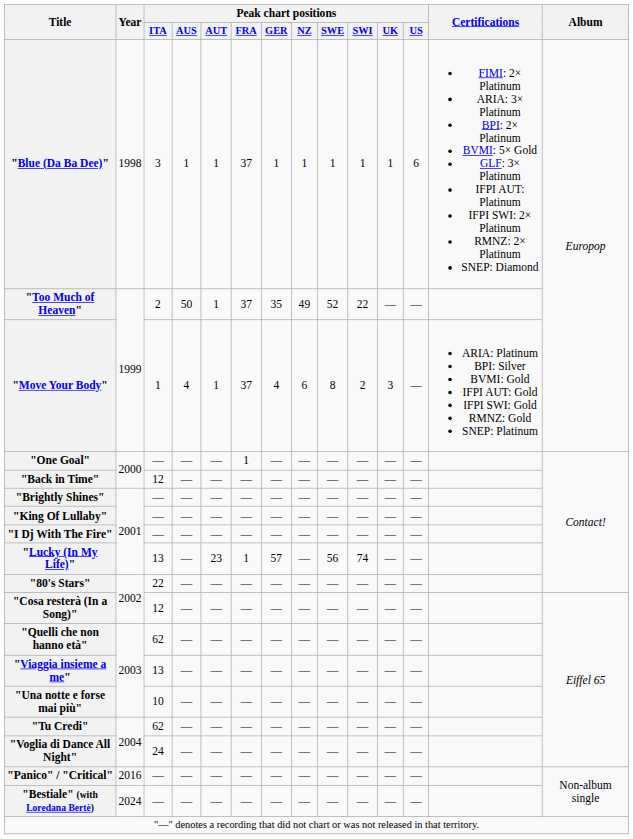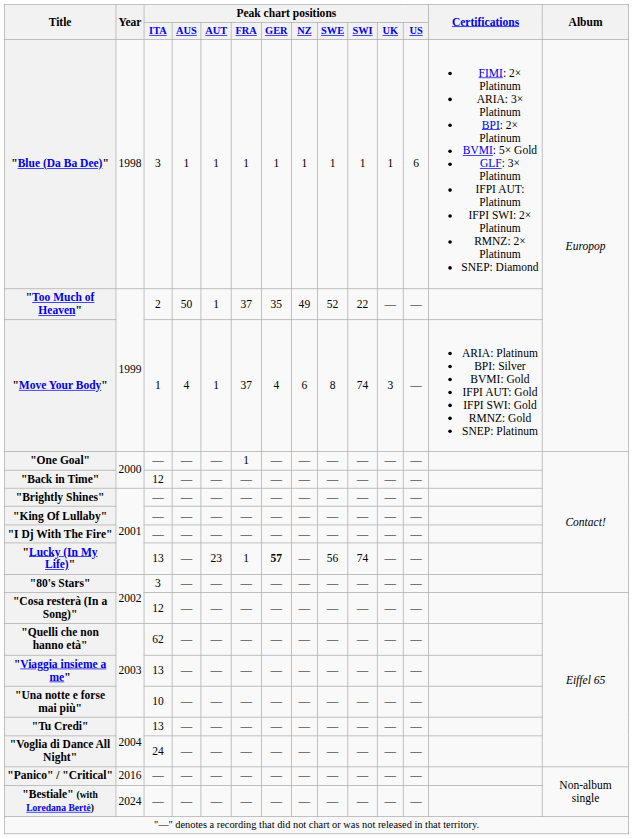(246, 164) 37 -> (246, 164) 1
(363, 385) 2 -> (363, 385) 74
(276, 558) normal -> (276, 558) bold
(158, 583) 22 -> (158, 583) 3
(158, 726) 62 -> (158, 726) 13
